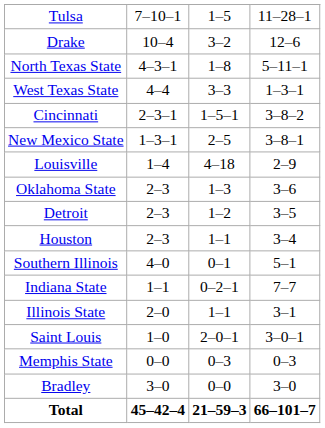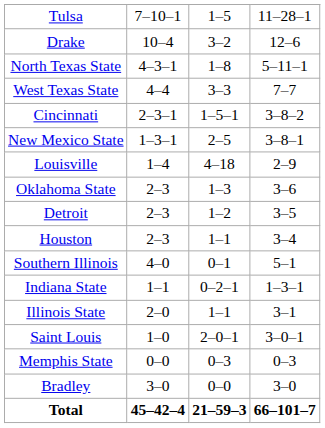(285, 90) 1–3–1 -> (285, 90) 7–7
(285, 287) 7–7 -> (285, 287) 1–3–1
